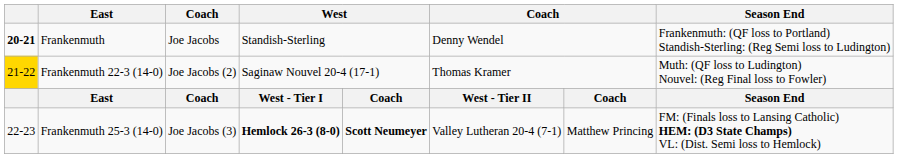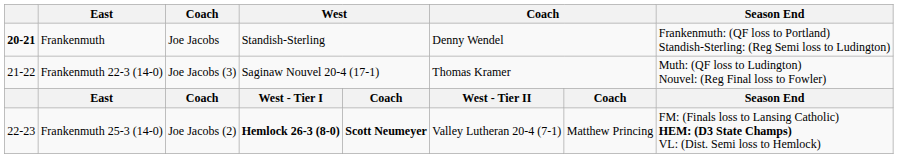(21, 72) gold background -> (21, 72) no background
(202, 72) Joe Jacobs (2) -> (202, 72) Joe Jacobs (3)
(202, 130) Joe Jacobs (3) -> (202, 130) Joe Jacobs (2)
